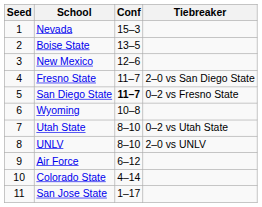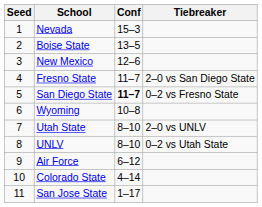(187, 128) 0–2 vs Utah State -> (176, 128) 2–0 vs UNLV
(176, 144) 2–0 vs UNLV -> (187, 144) 0–2 vs Utah State
